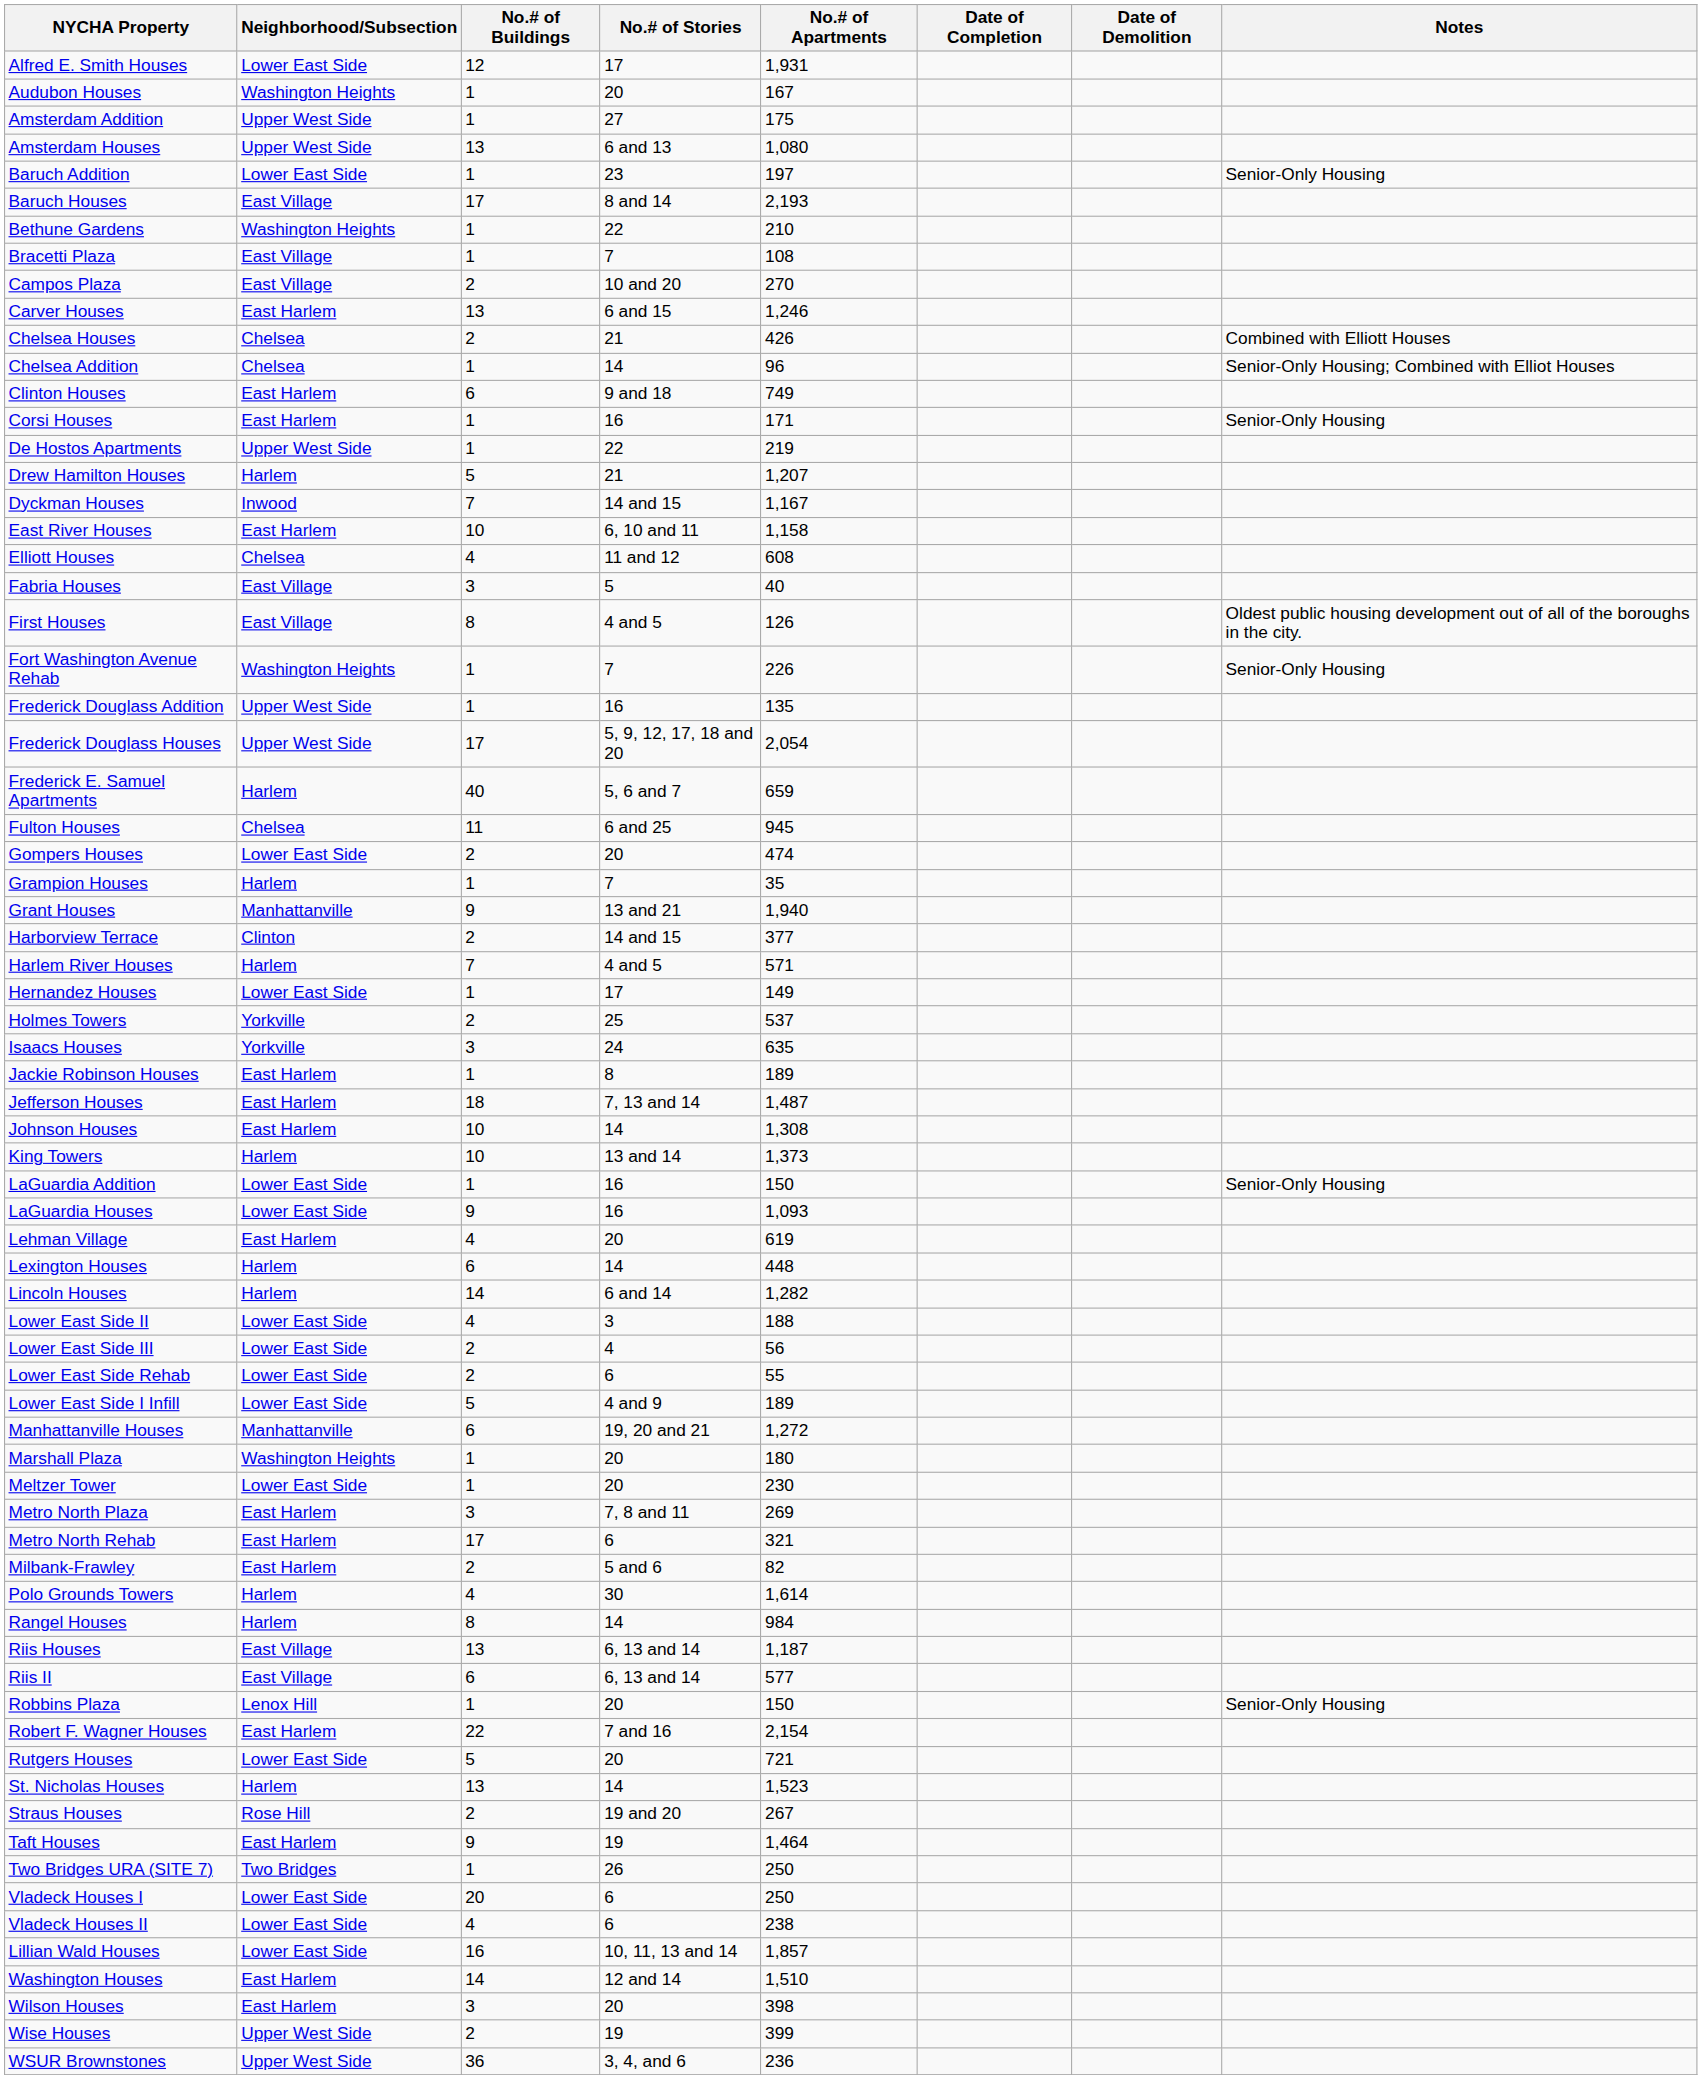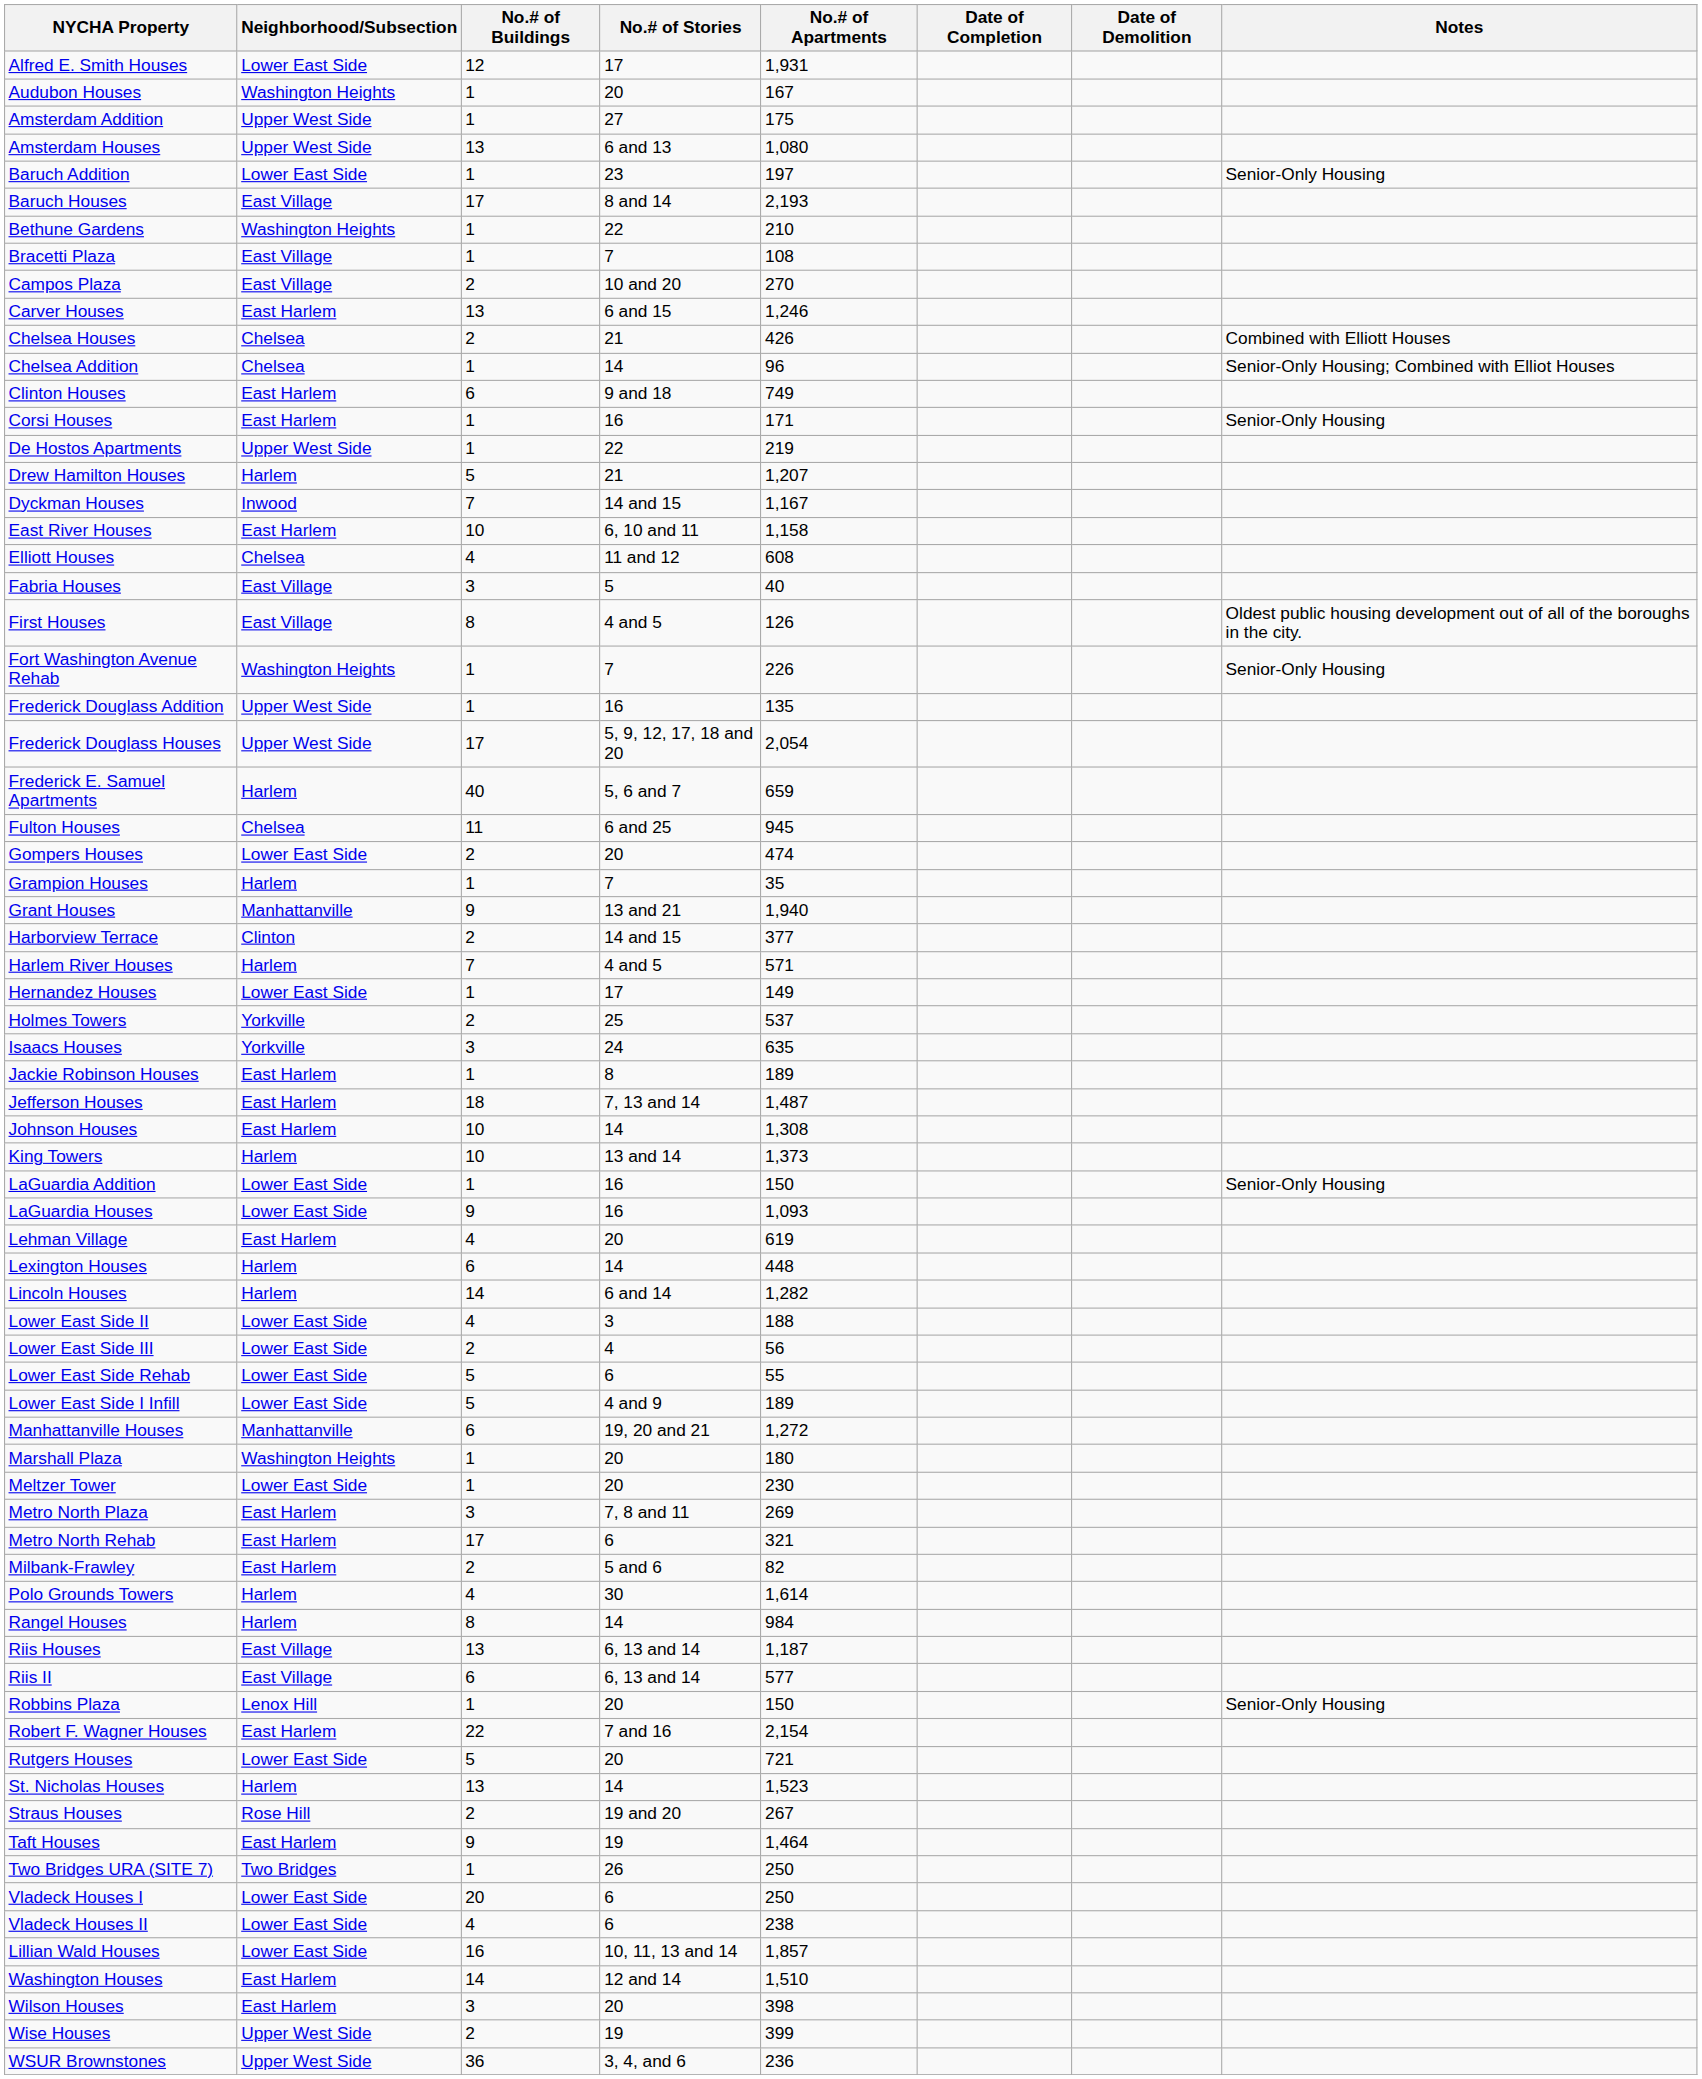(470, 1376) 2 -> (470, 1376) 5
